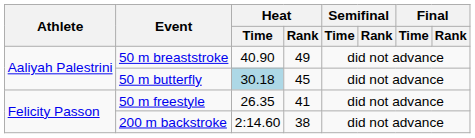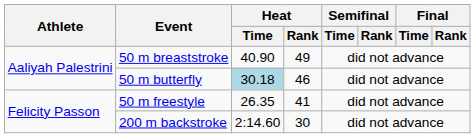(303, 79) 45 -> (303, 79) 46
(303, 123) 38 -> (303, 123) 30
